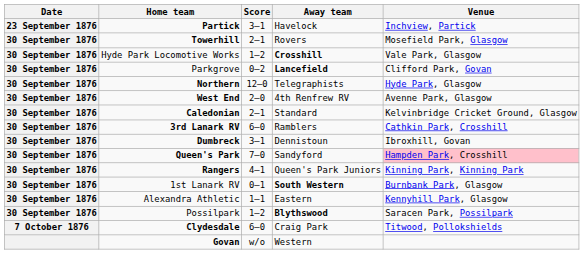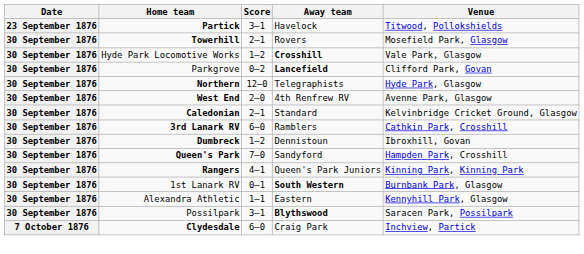(430, 26) Inchview, Partick -> (444, 26) Titwood, Pollokshields
(257, 141) 3–1 -> (257, 141) 1–2
(446, 156) pink background -> (446, 156) no background
(257, 213) 1–2 -> (257, 213) 3–1
(444, 228) Titwood, Pollokshields -> (430, 228) Inchview, Partick
- row: (226, 242)
